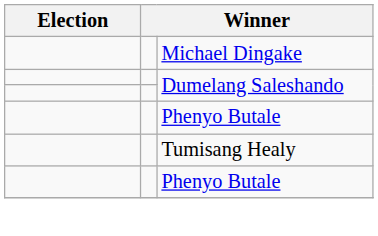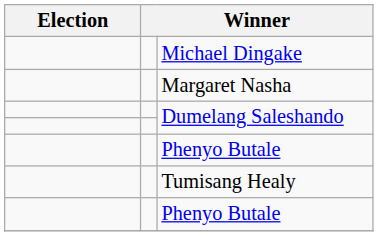+ row: (73, 85)
